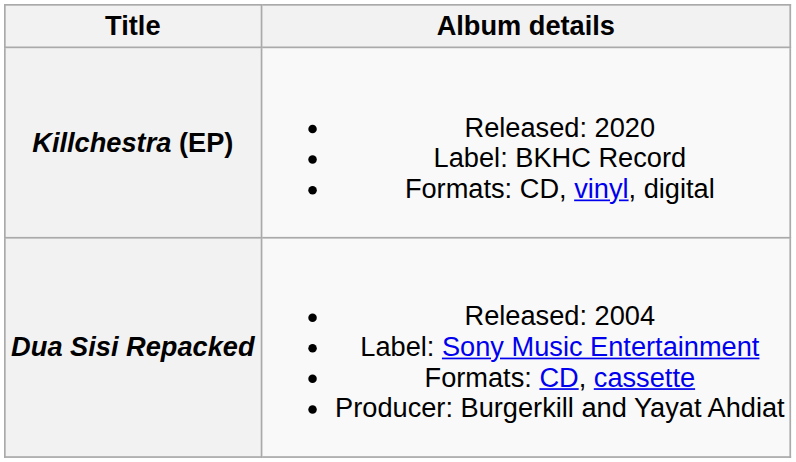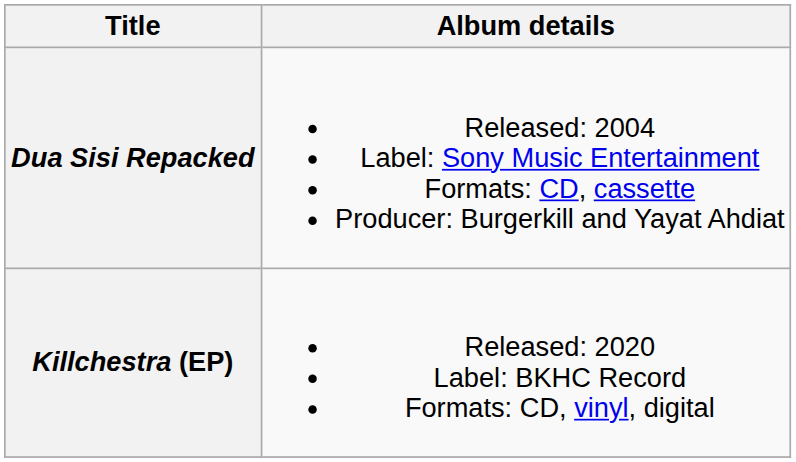rows swapped: (133, 346) <-> (133, 142)
